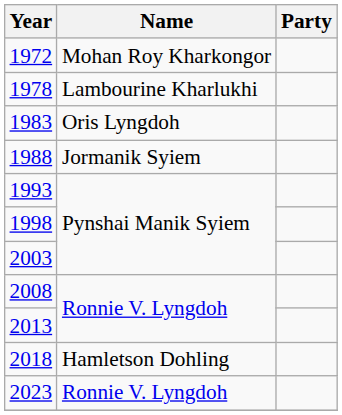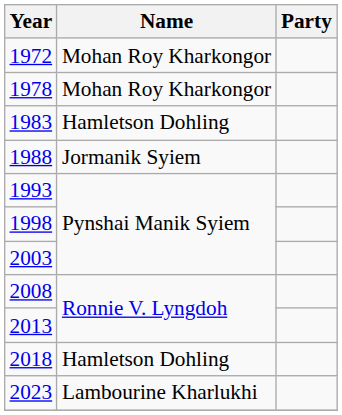(160, 88) Lambourine Kharlukhi -> (167, 88) Mohan Roy Kharkongor
(121, 122) Oris Lyngdoh -> (146, 122) Hamletson Dohling
(145, 392) Ronnie V. Lyngdoh -> (160, 392) Lambourine Kharlukhi
